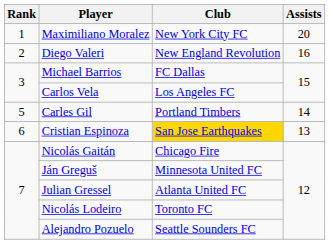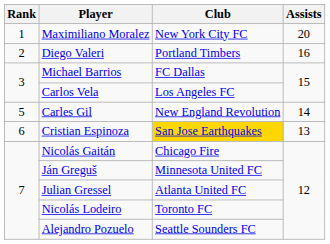(218, 53) New England Revolution -> (198, 53) Portland Timbers
(198, 111) Portland Timbers -> (218, 111) New England Revolution
